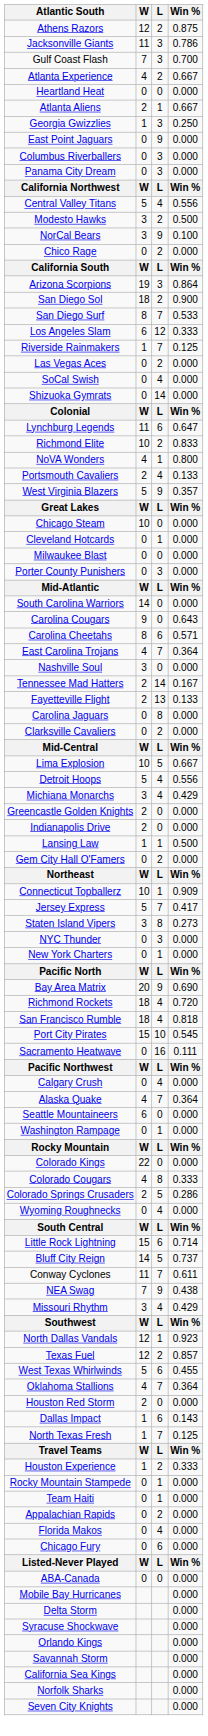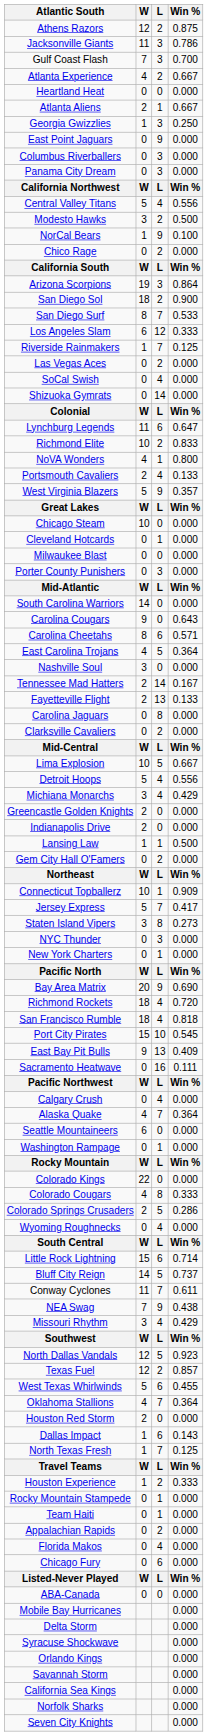(144, 236) 3 -> (144, 236) 1
(160, 651) 7 -> (160, 651) 5
+ row: (70, 1051)
(160, 1339) 1 -> (160, 1355) 5
